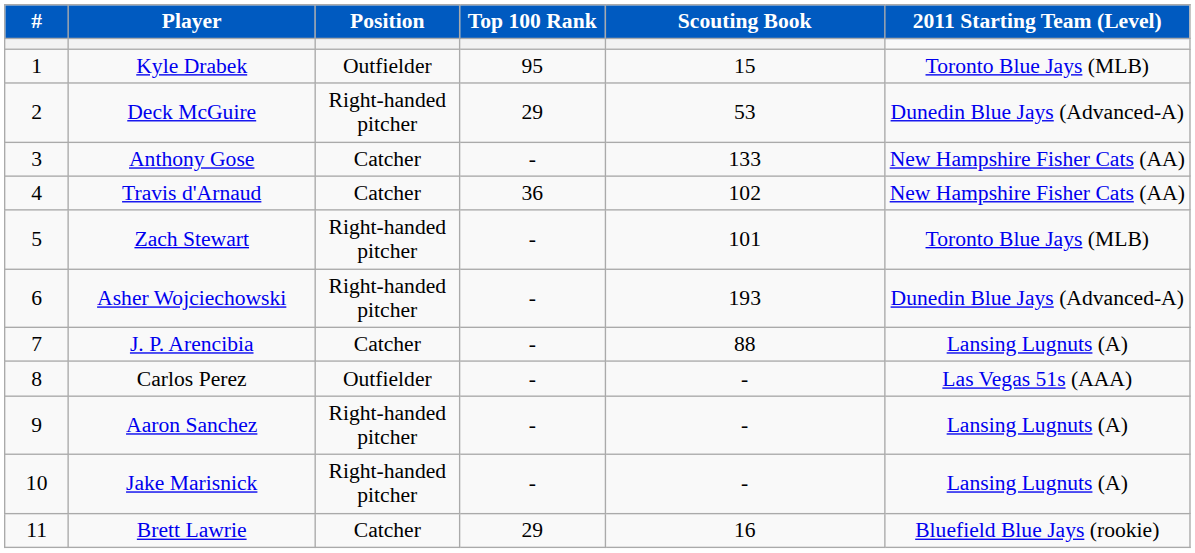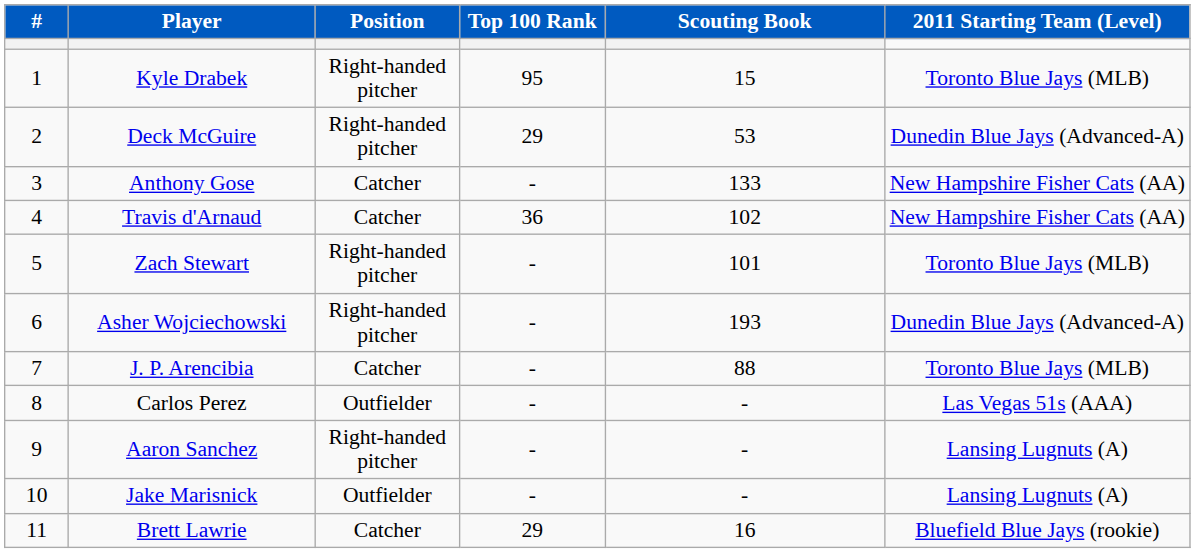(387, 65) Outfielder -> (387, 77) Right-handed pitcher
(1037, 344) Lansing Lugnuts (A) -> (1037, 368) Toronto Blue Jays (MLB)
(387, 483) Right-handed pitcher -> (387, 495) Outfielder
